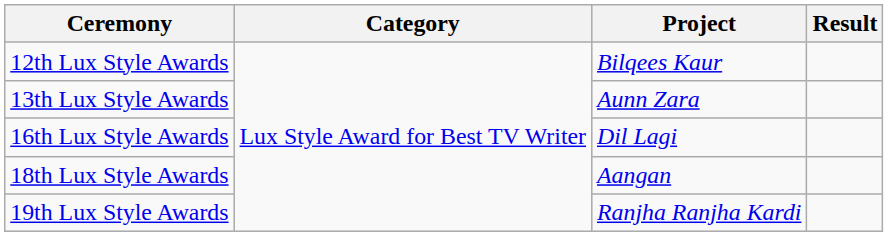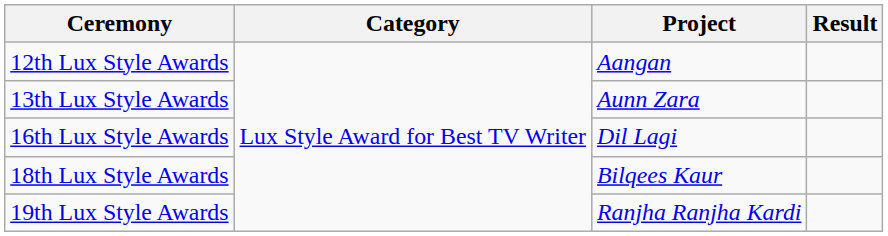(660, 61) Bilqees Kaur -> (634, 61) Aangan
(634, 174) Aangan -> (660, 174) Bilqees Kaur
